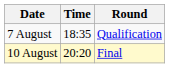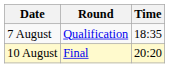columns swapped: (77, 14) <-> (129, 14)
